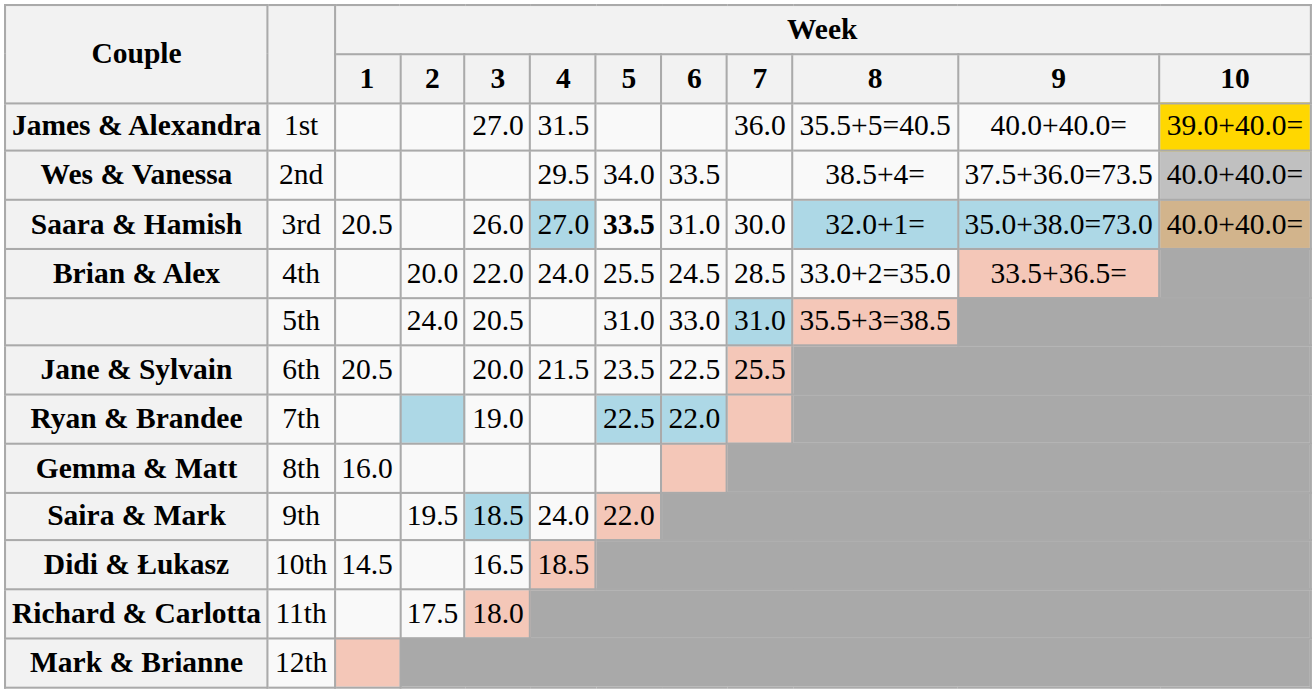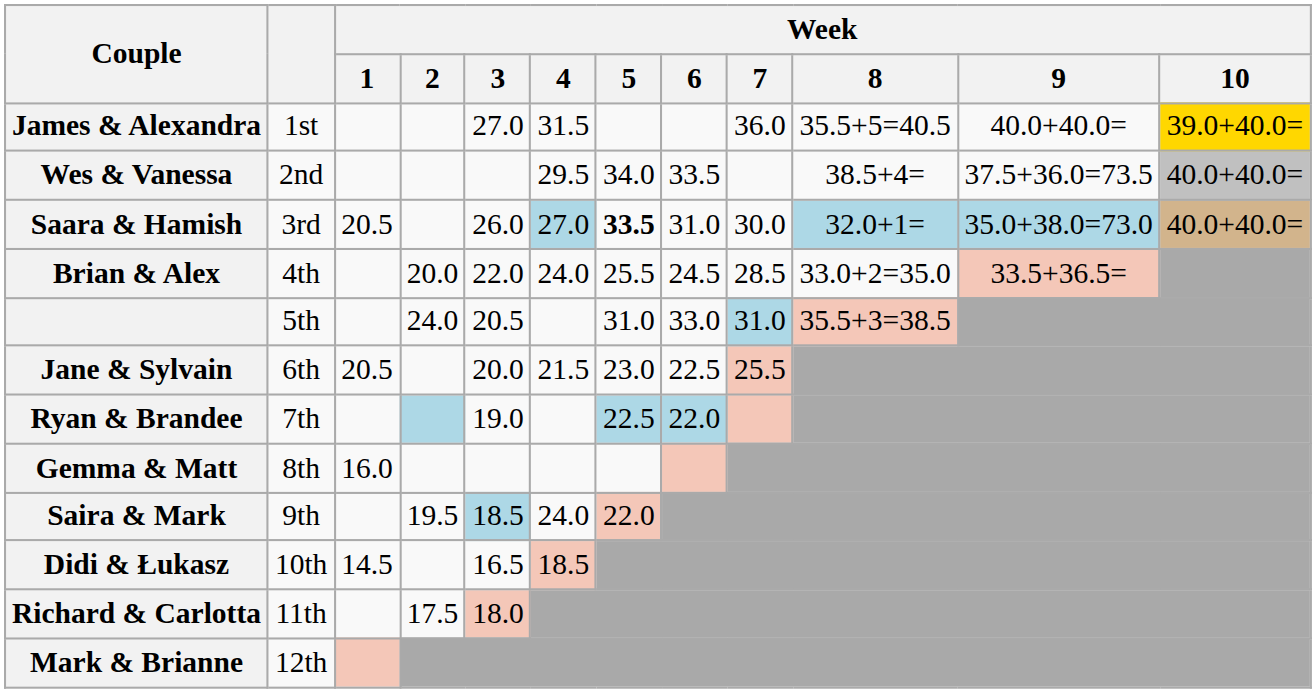(629, 370) 23.5 -> (629, 370) 23.0
